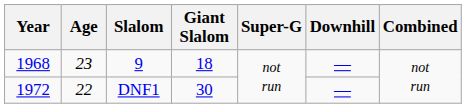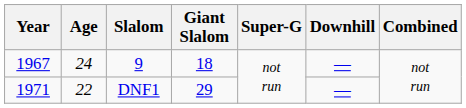(33, 63) 1968 -> (33, 63) 1967
(84, 63) 23 -> (84, 63) 24
(33, 90) 1972 -> (33, 90) 1971
(204, 90) 30 -> (204, 90) 29
